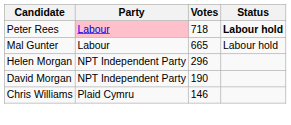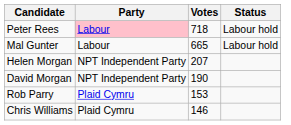(253, 29) bold -> (250, 29) normal
(199, 62) 296 -> (199, 62) 207
+ row: (30, 95)
